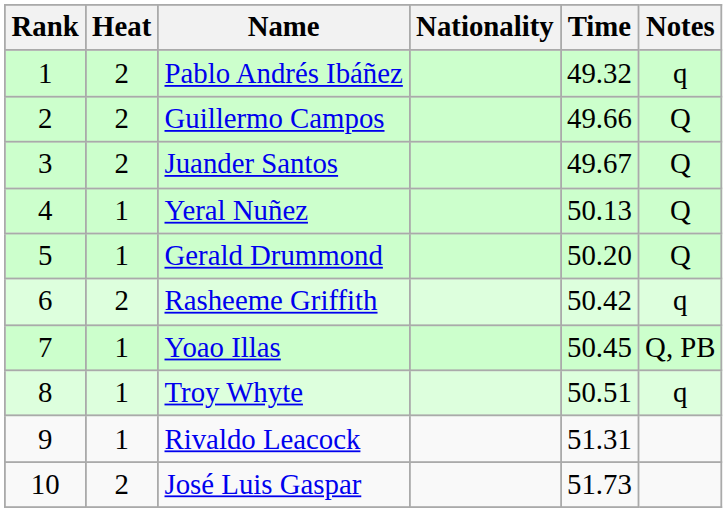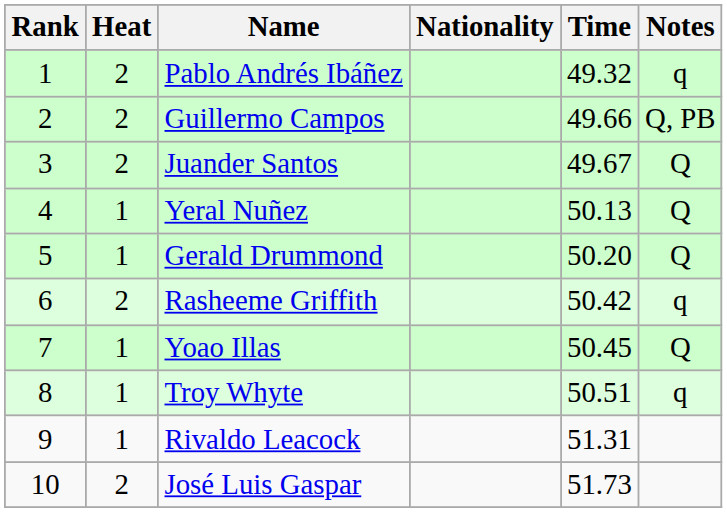(680, 118) Q -> (680, 118) Q, PB
(680, 347) Q, PB -> (680, 347) Q
